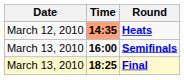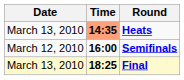(45, 30) March 12, 2010 -> (45, 30) March 13, 2010
(45, 48) March 13, 2010 -> (45, 48) March 12, 2010
